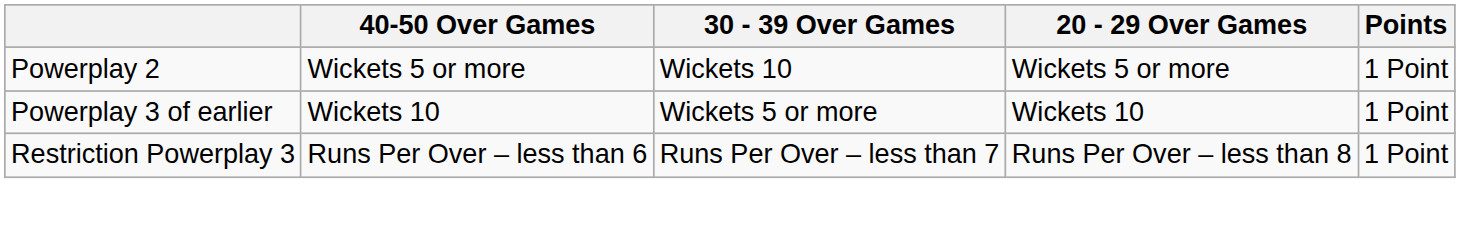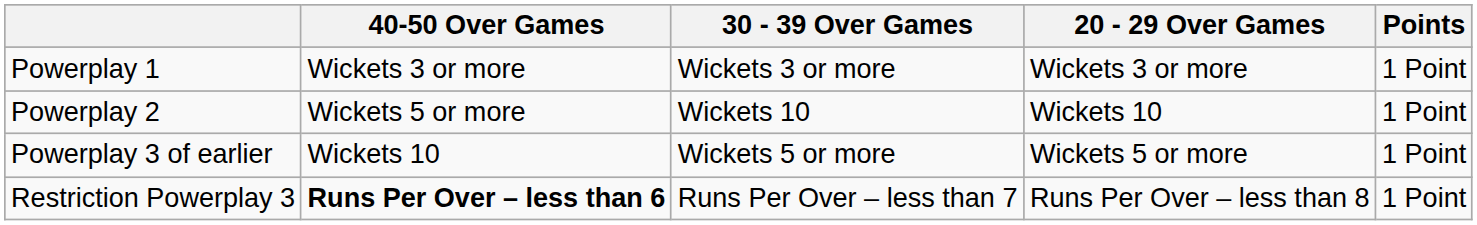+ row: (85, 68)
(1121, 68) Wickets 5 or more -> (1096, 111) Wickets 10
(1078, 111) Wickets 10 -> (1139, 154) Wickets 5 or more
(477, 154) normal -> (486, 197) bold
